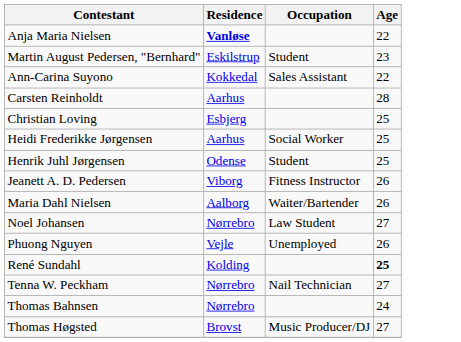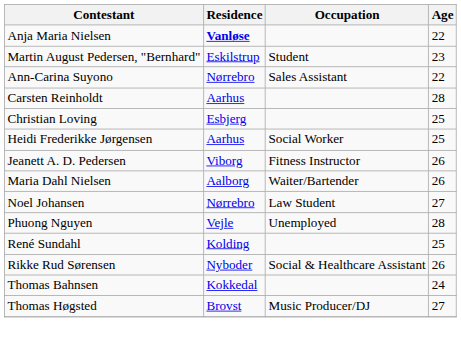(232, 77) Kokkedal -> (230, 77) Nørrebro
- row: (66, 160)
(383, 243) 26 -> (438, 222) 28
(383, 264) bold -> (438, 243) normal
+ row: (61, 264)
- row: (58, 285)
(230, 306) Nørrebro -> (232, 285) Kokkedal
